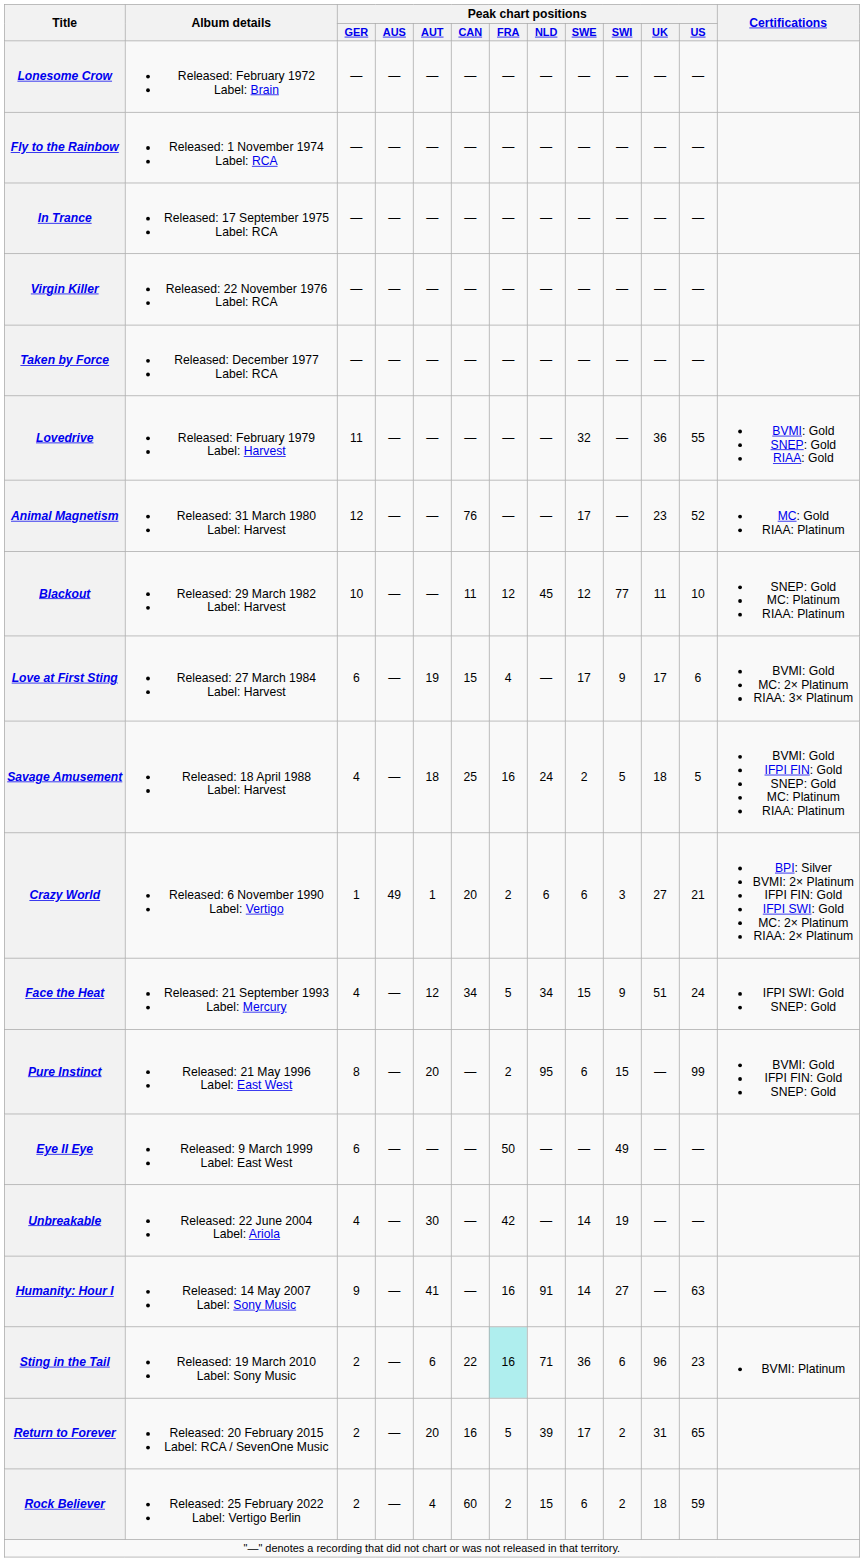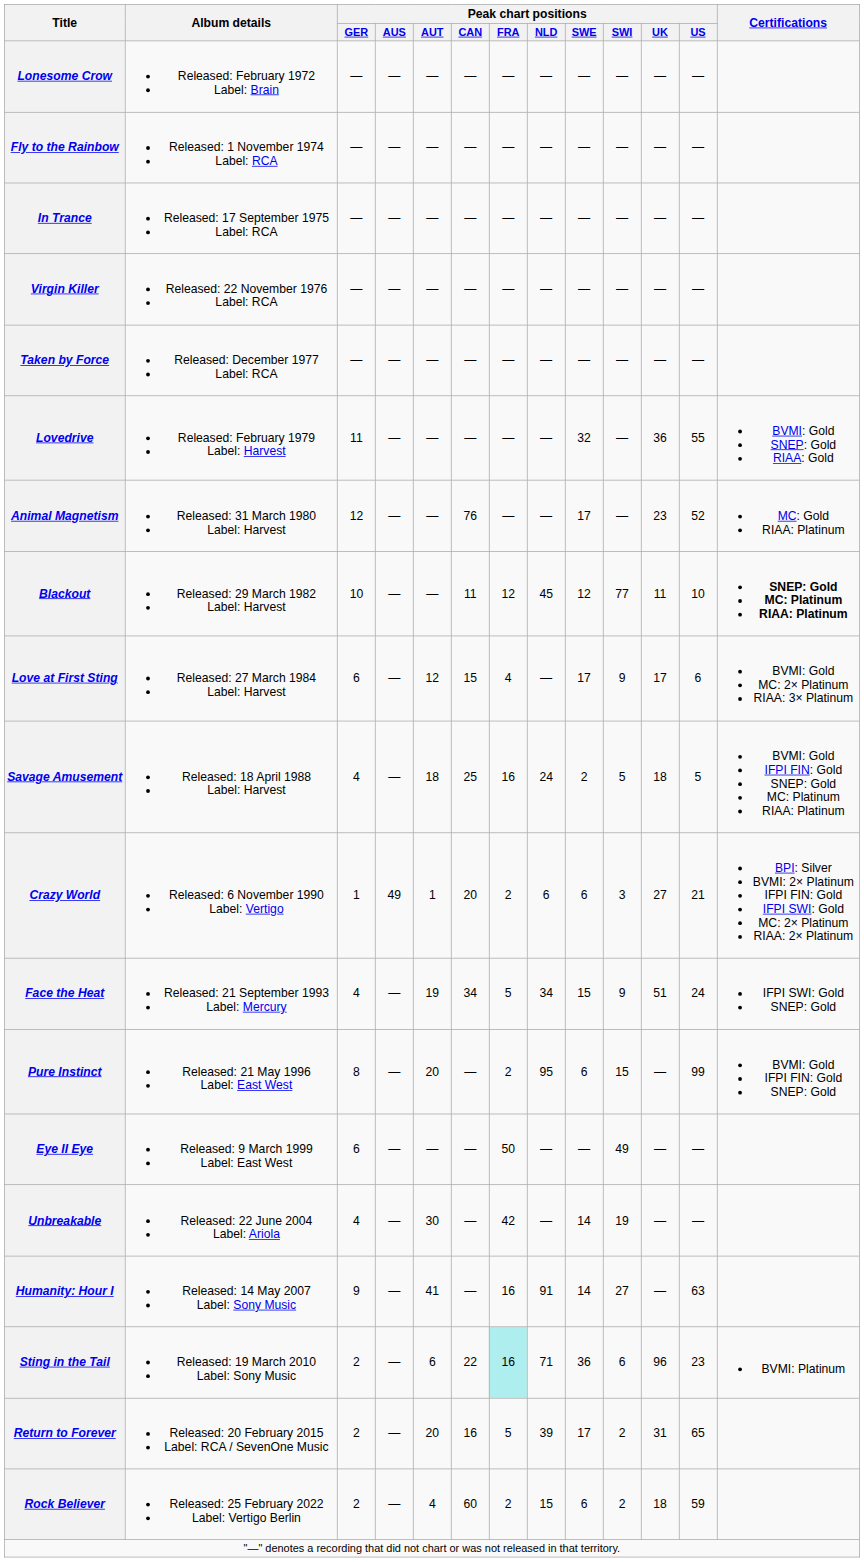(788, 601) normal -> (788, 601) bold
(432, 678) 19 -> (432, 678) 12
(432, 993) 12 -> (432, 993) 19
